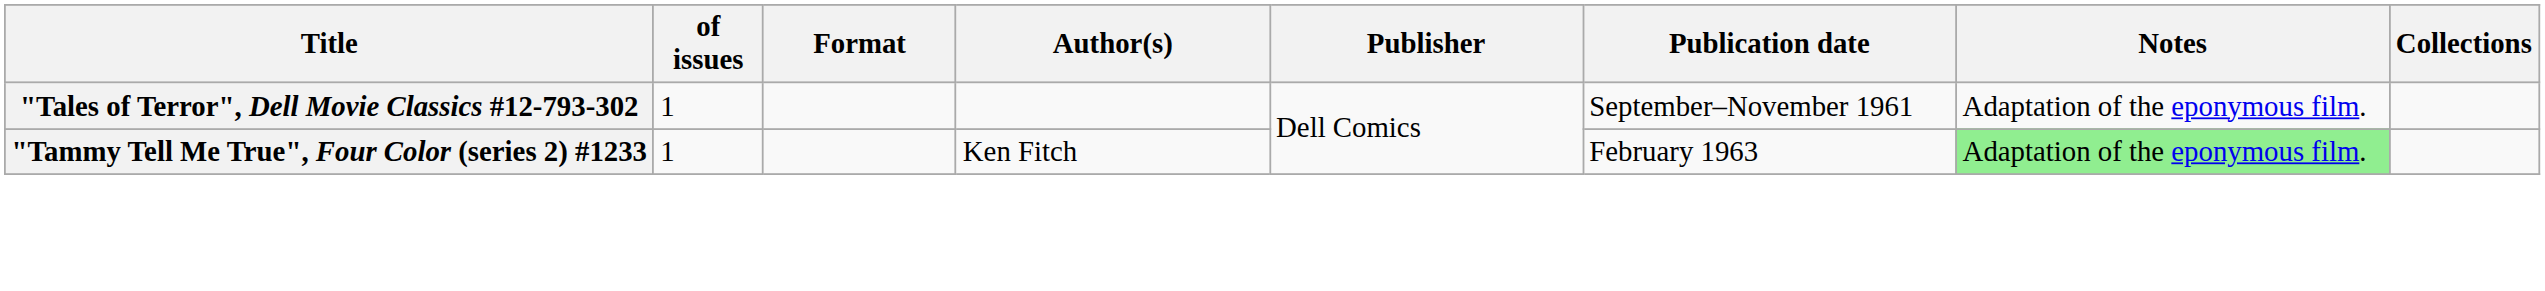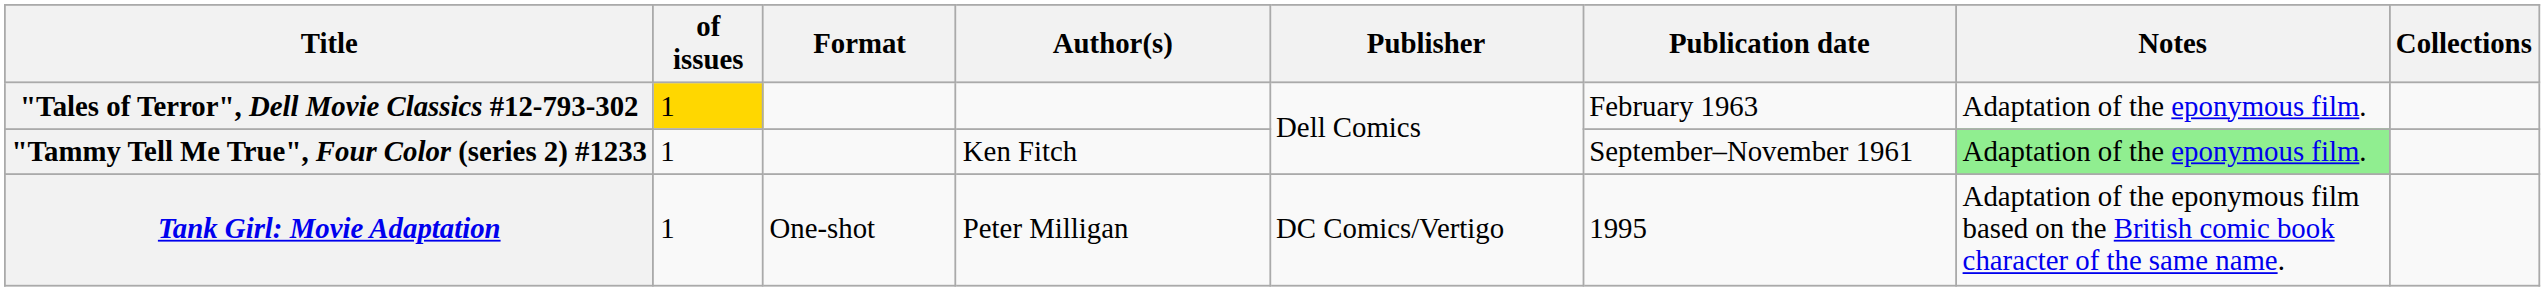(667, 105) no background -> (667, 105) gold background
(1751, 105) September–November 1961 -> (1674, 105) February 1963
(1674, 151) February 1963 -> (1751, 151) September–November 1961
+ row: (329, 229)
